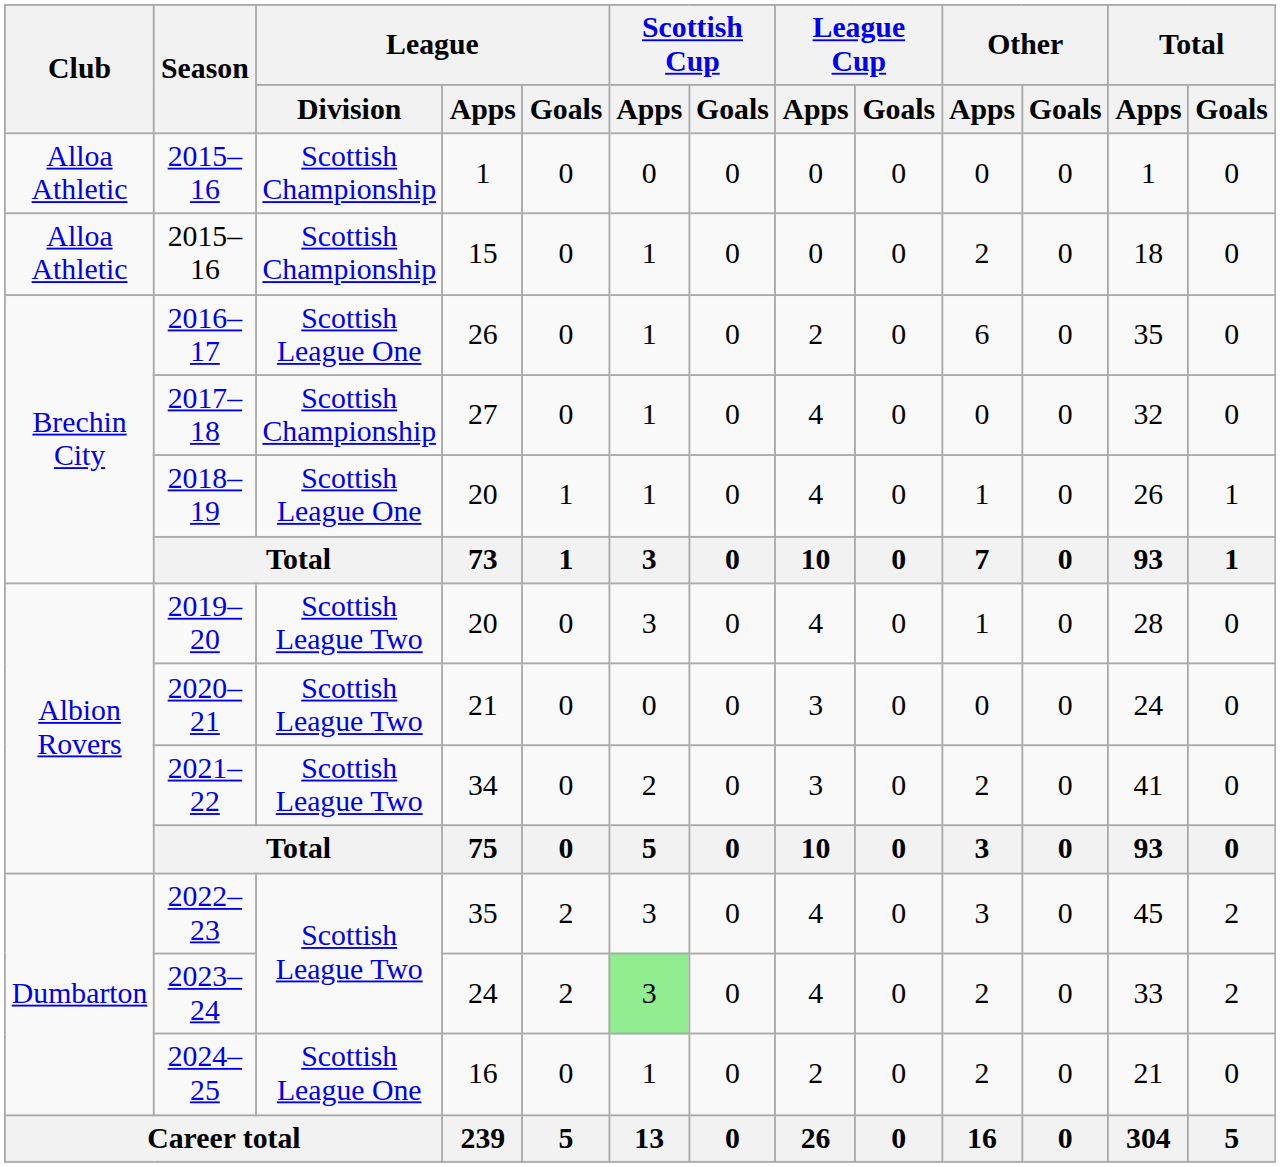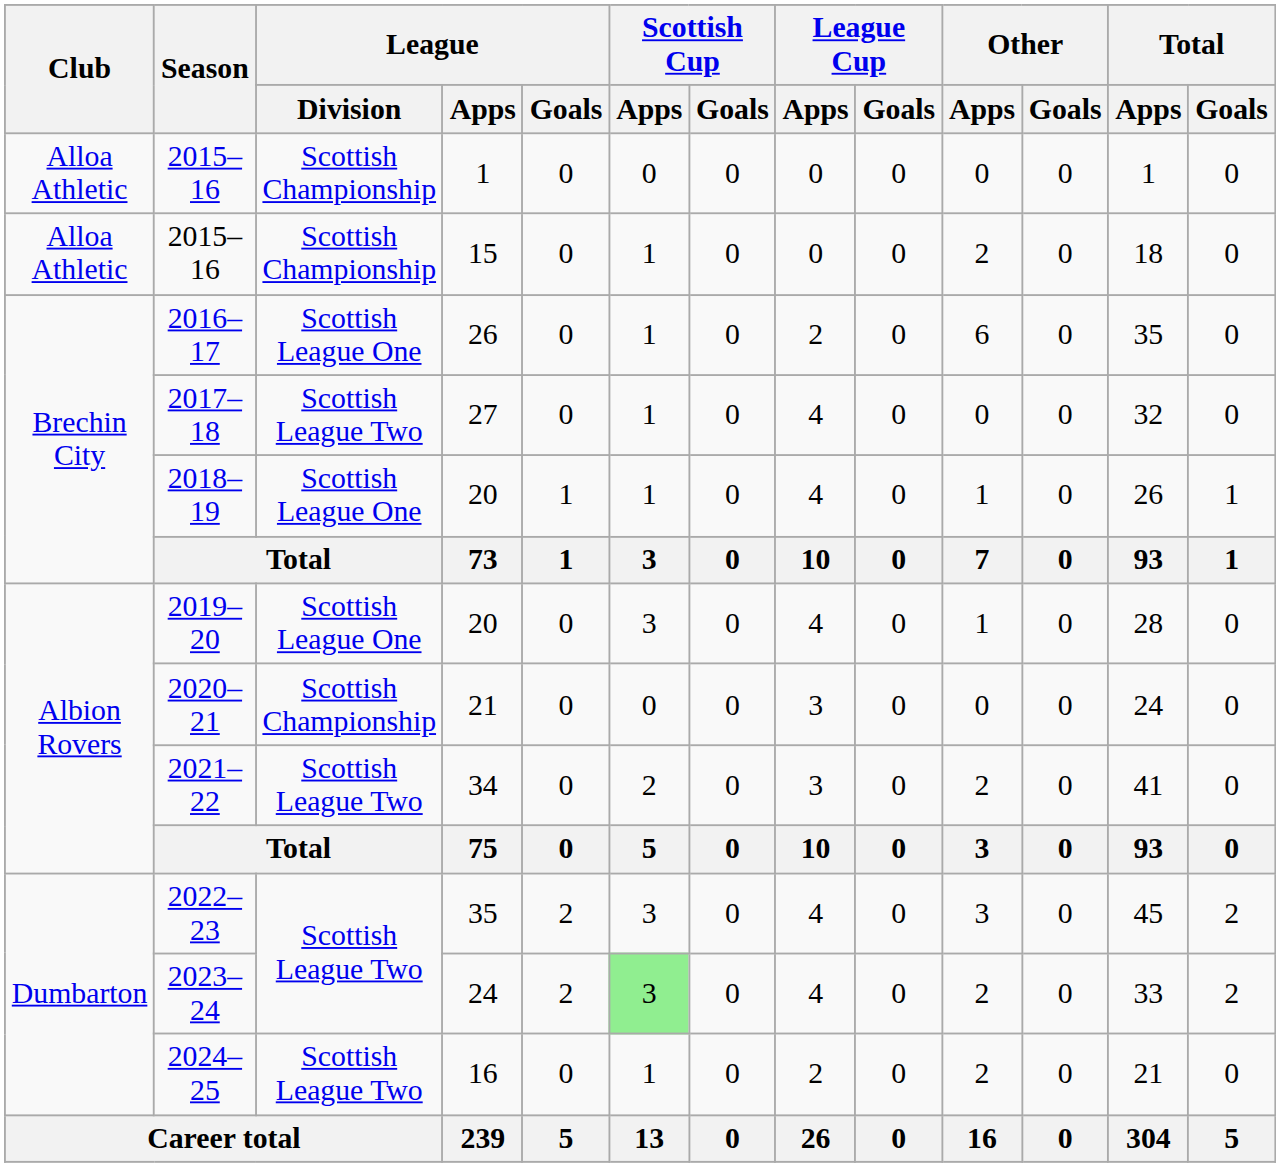(349, 414) Scottish Championship -> (349, 414) Scottish League Two
(349, 623) Scottish League Two -> (349, 623) Scottish League One
(349, 703) Scottish League Two -> (349, 703) Scottish Championship
(349, 1073) Scottish League One -> (349, 1073) Scottish League Two
